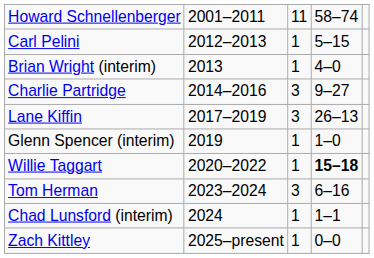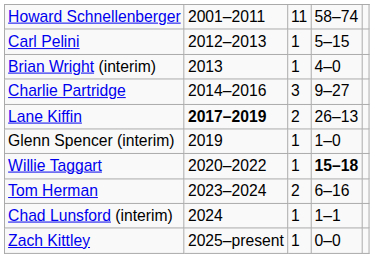(227, 116) normal -> (227, 116) bold
(295, 116) 3 -> (295, 116) 2
(295, 191) 3 -> (295, 191) 2
